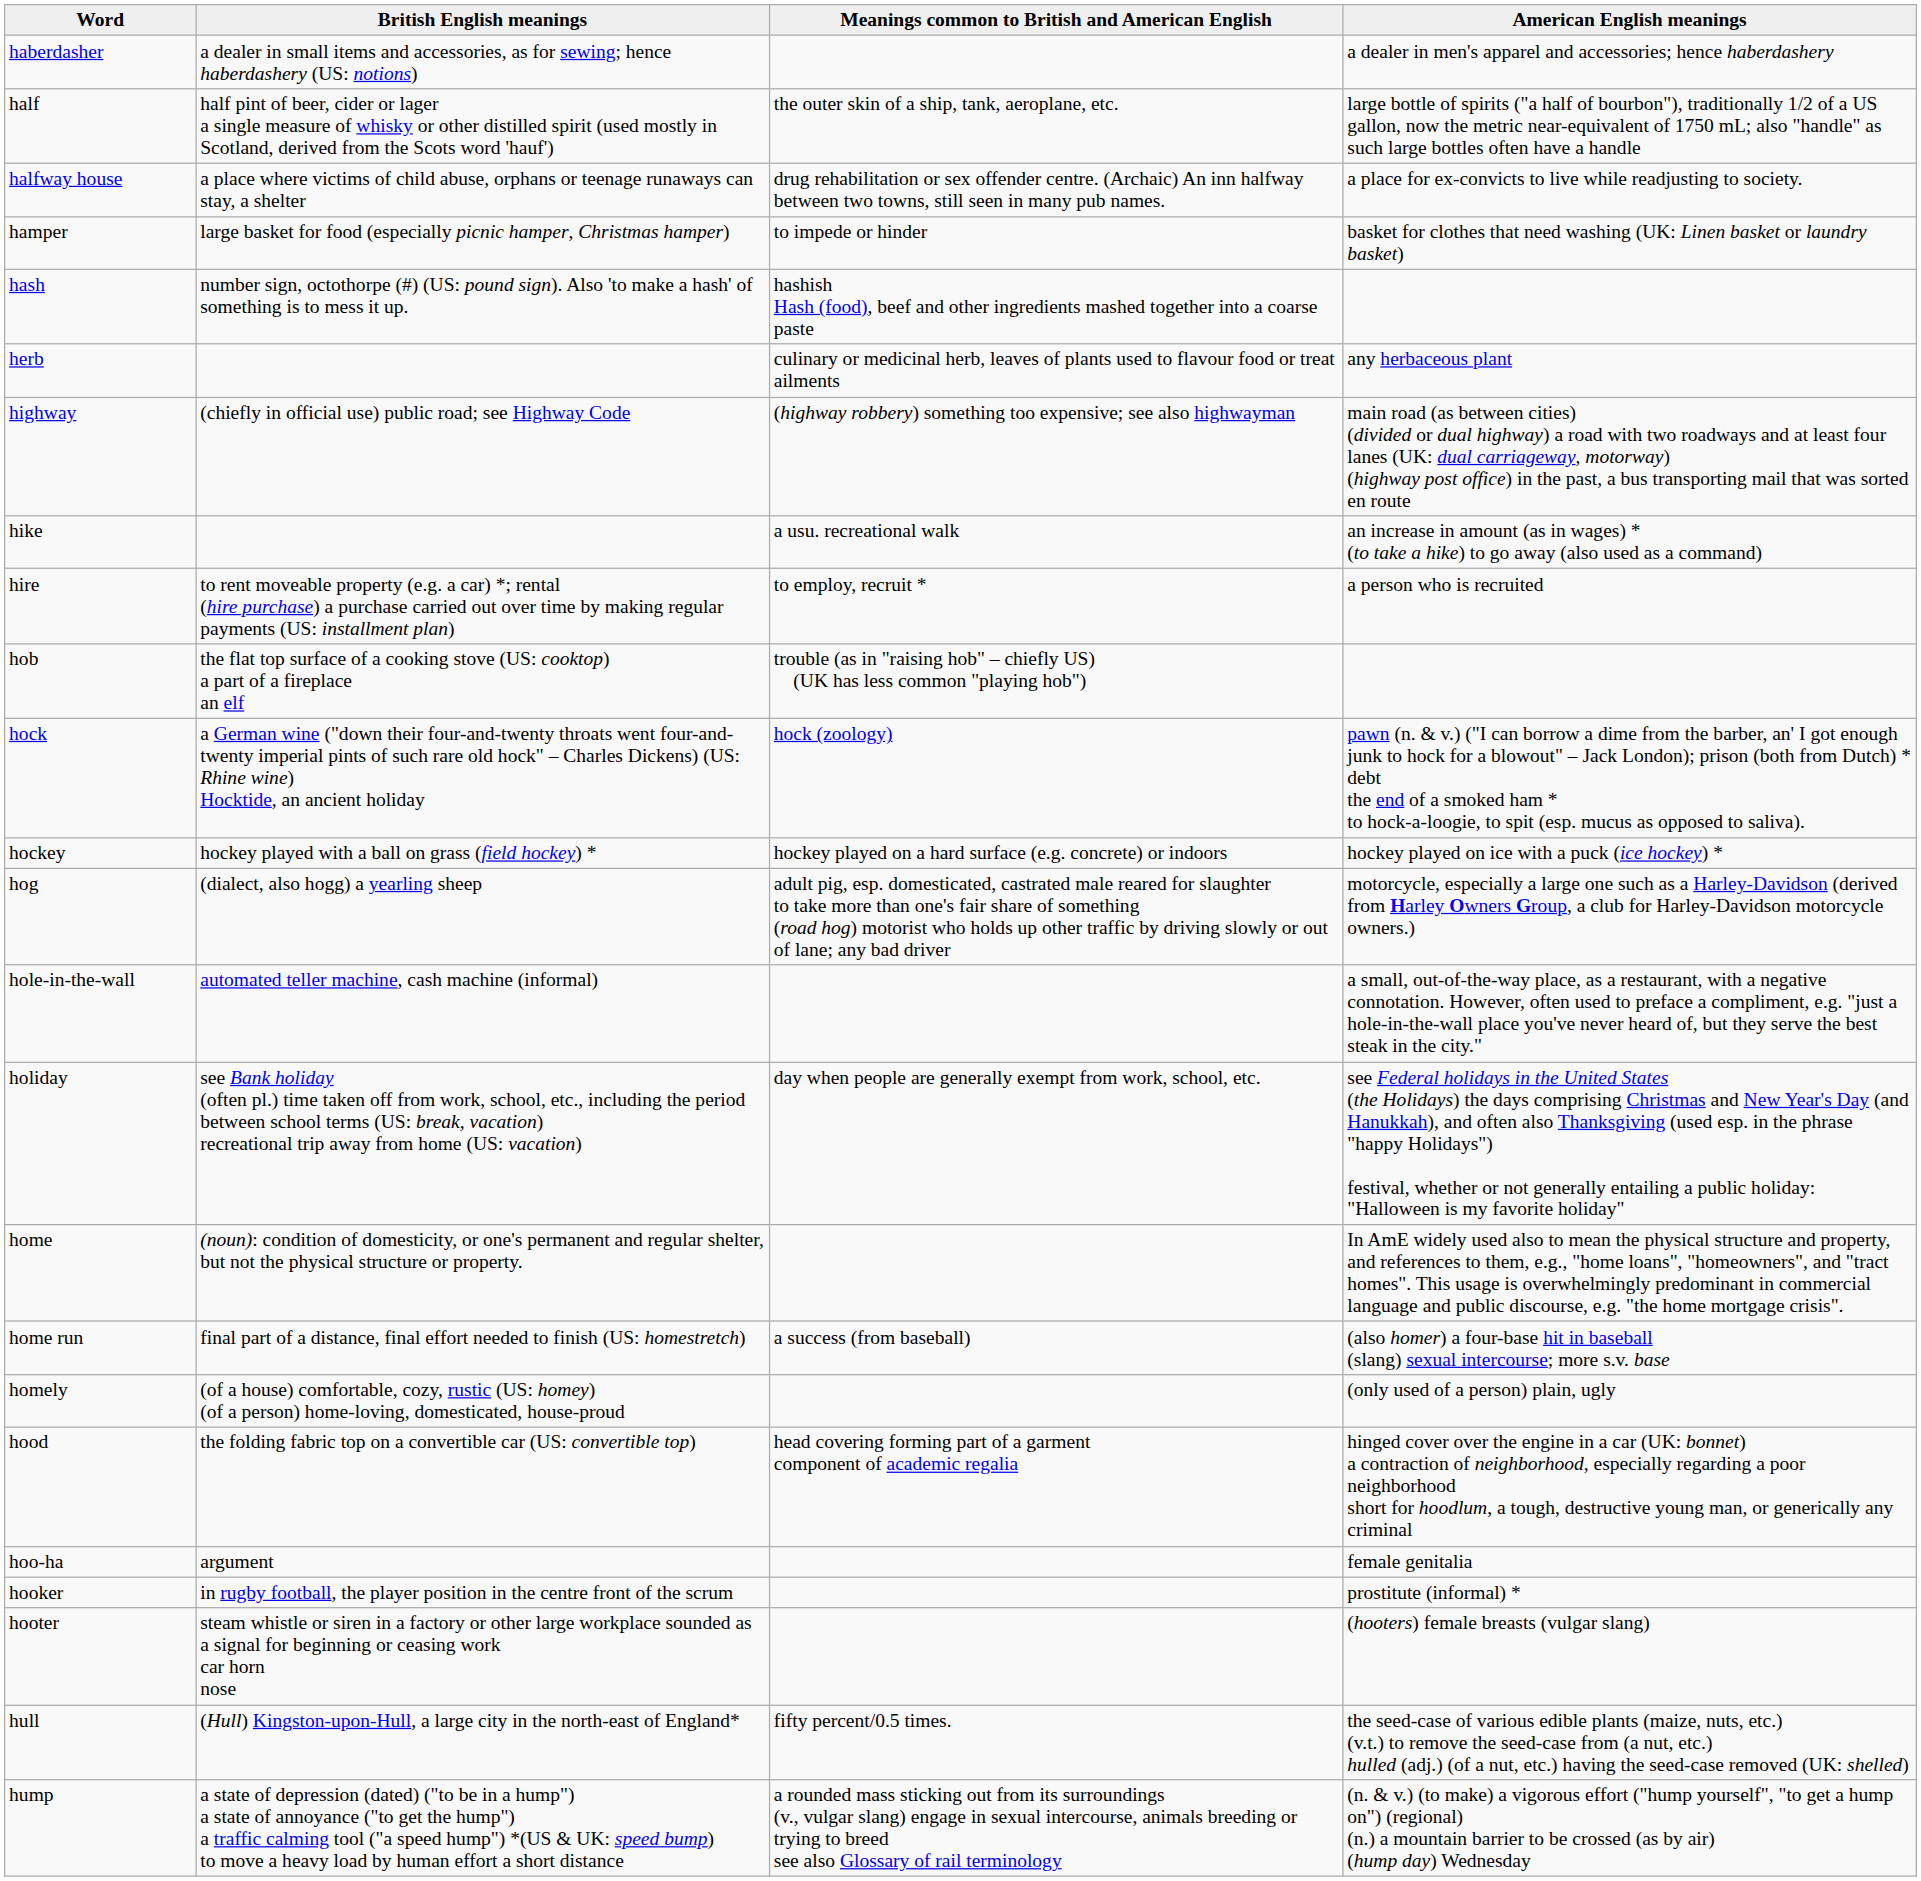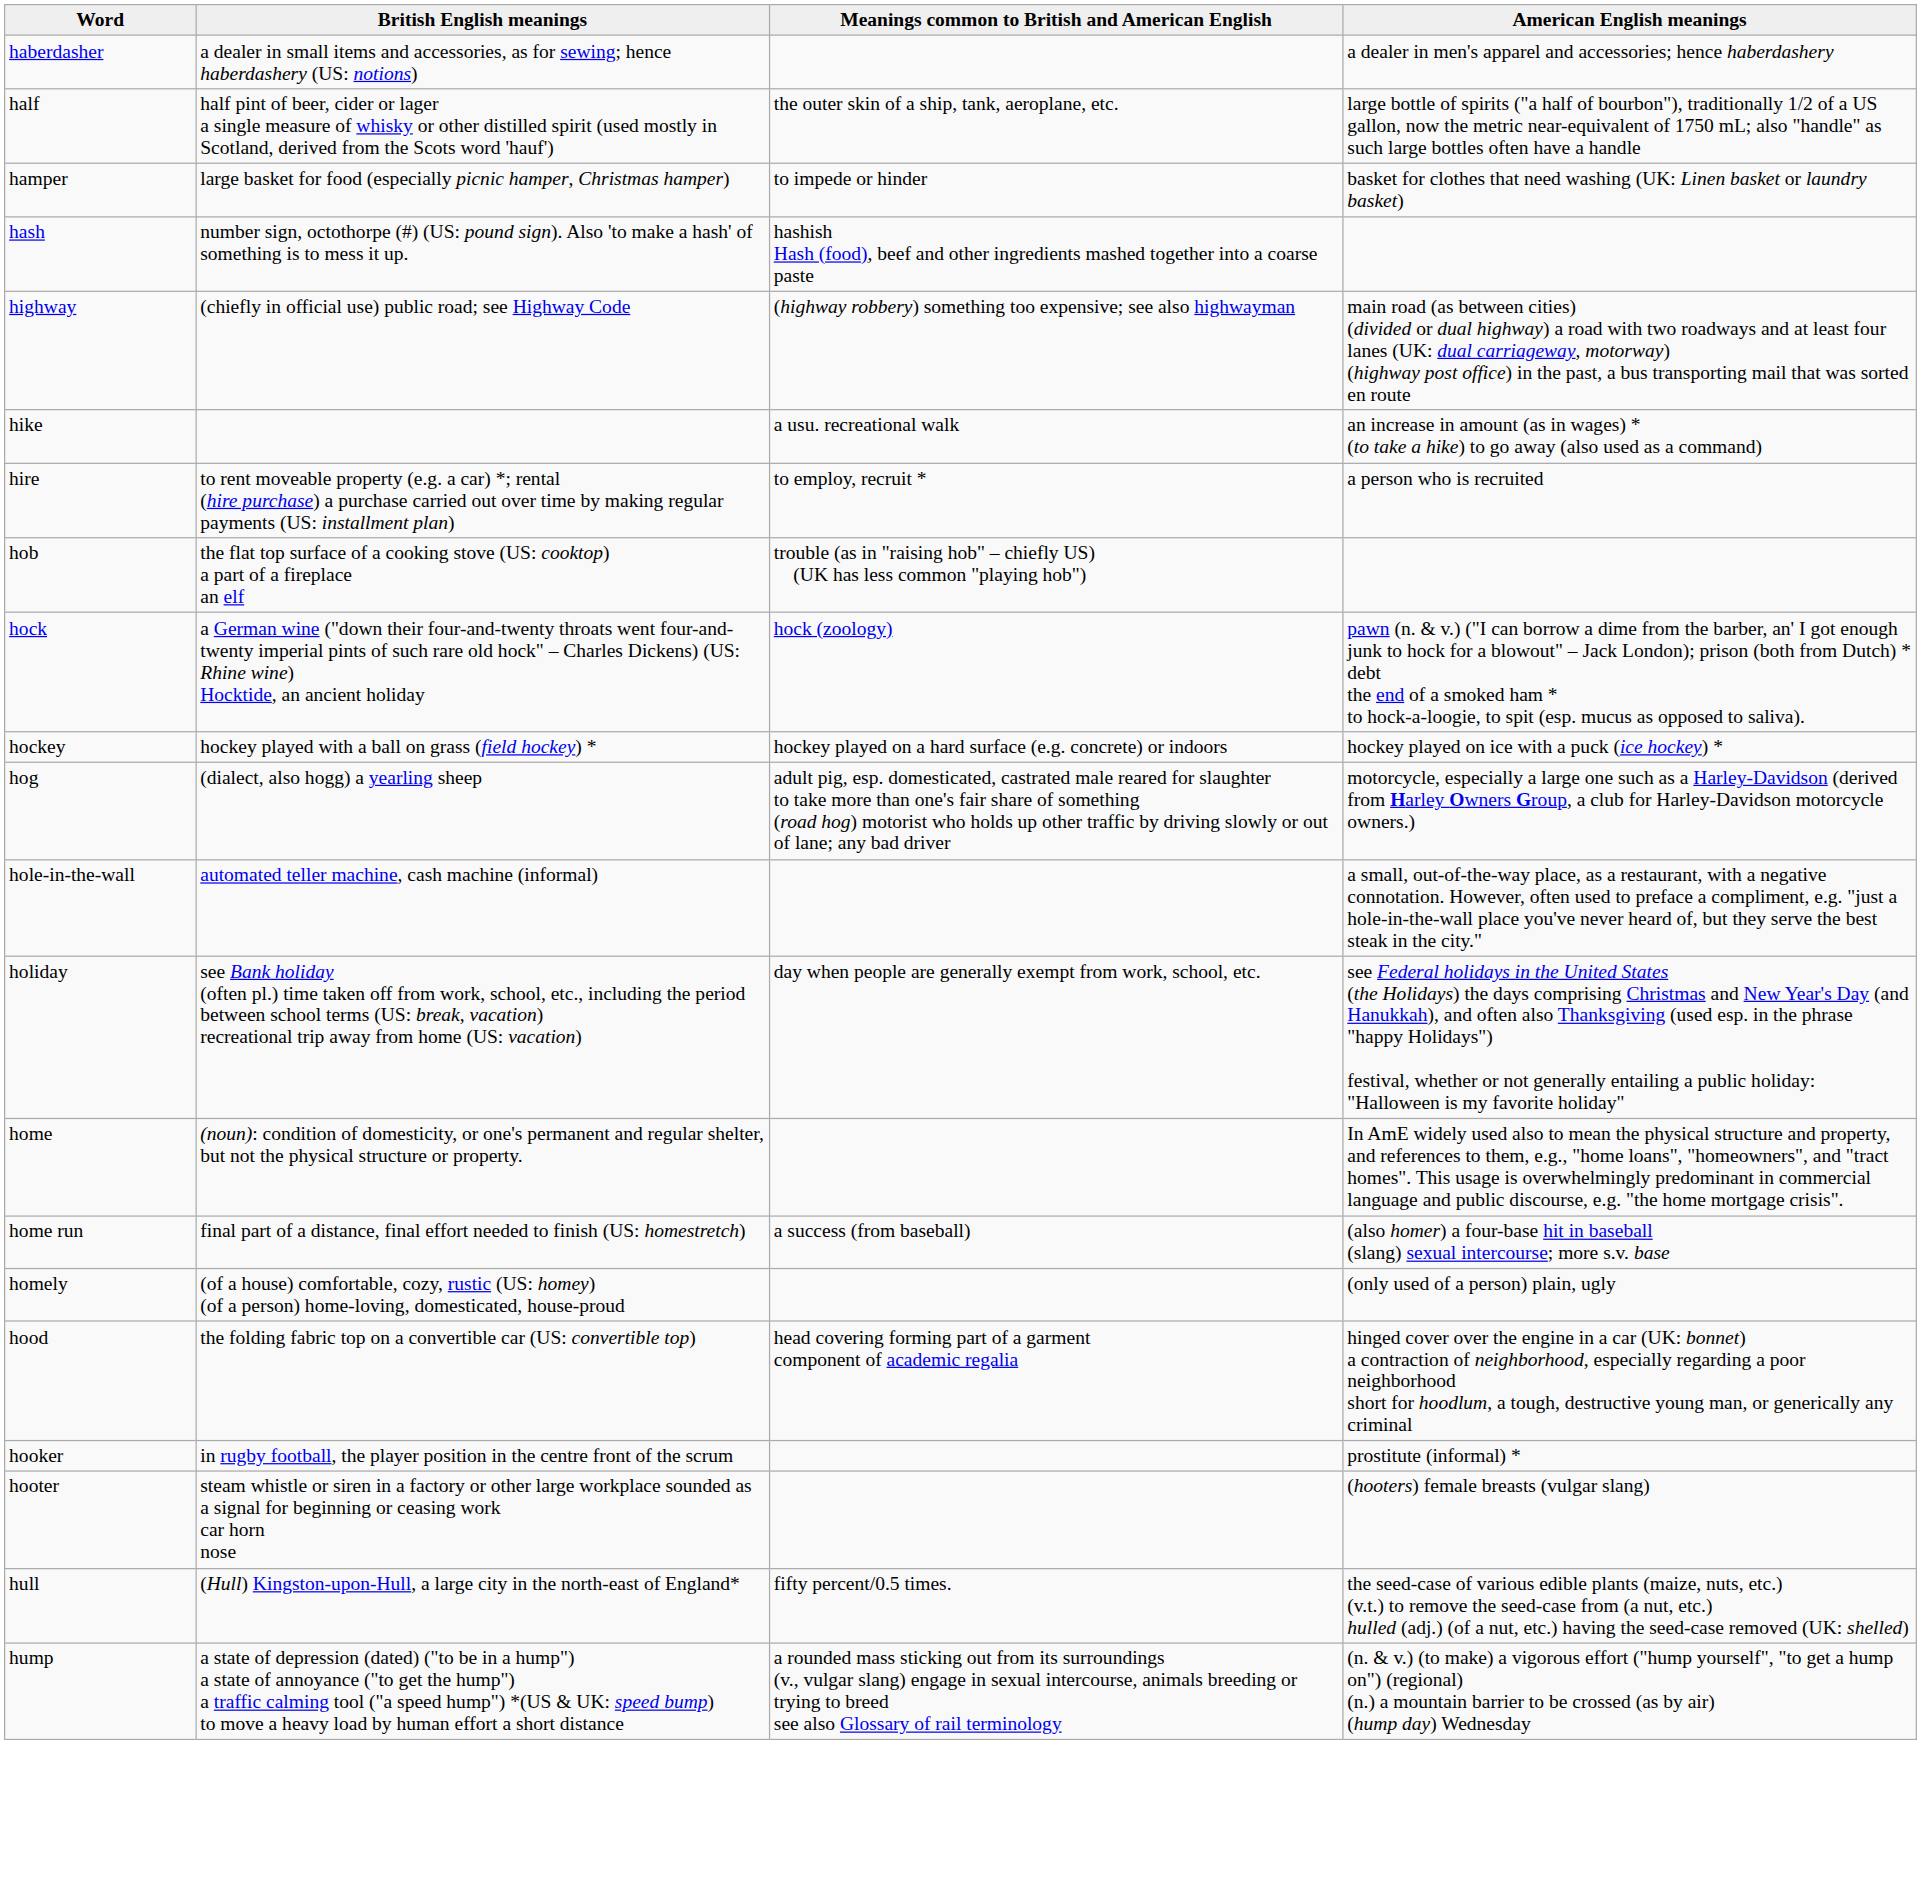- row: (66, 178)
- row: (26, 359)
- row: (36, 1561)
